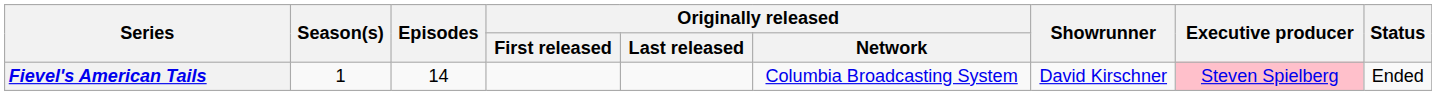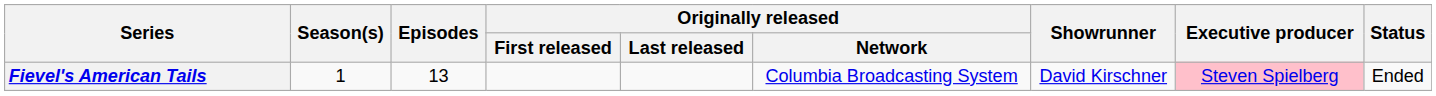(438, 76) 14 -> (438, 76) 13
